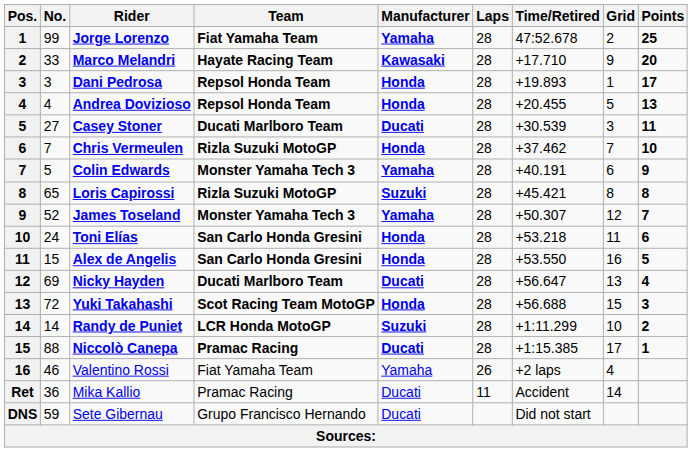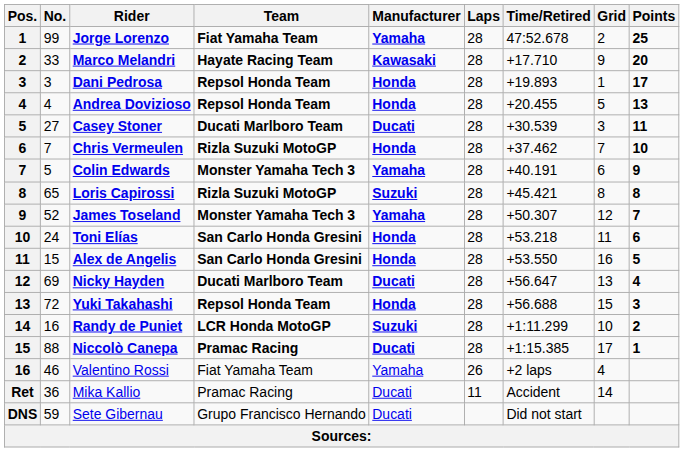(286, 304) Scot Racing Team MotoGP -> (264, 304) Repsol Honda Team
(51, 326) 14 -> (51, 326) 16
